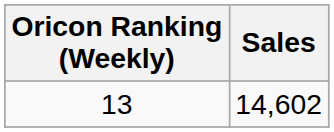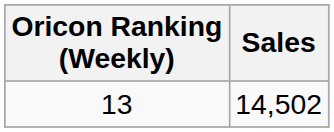(279, 103) 14,602 -> (279, 103) 14,502
